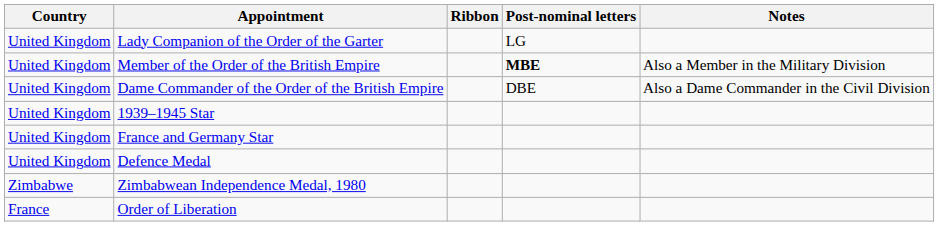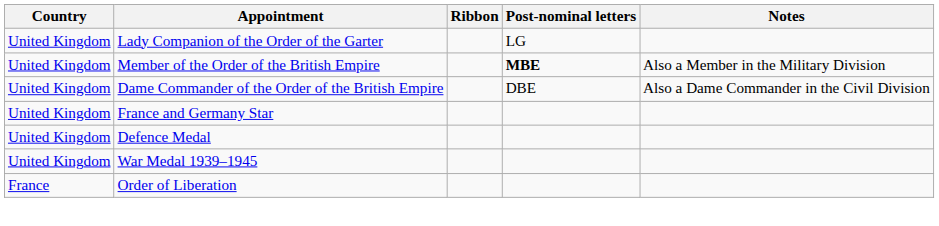- row: (166, 112)
+ row: (187, 161)
- row: (242, 185)
